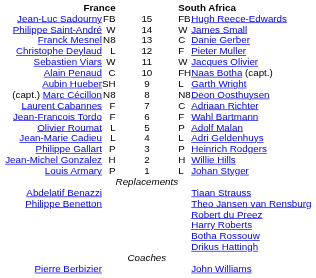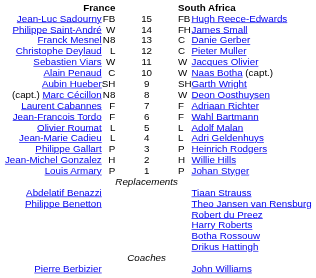(183, 29) W -> (184, 29) FH
(181, 51) F -> (181, 51) C
(185, 73) FH -> (183, 73) W
(181, 84) L -> (185, 84) SH
(184, 94) N8 -> (183, 94) W
(182, 105) C -> (181, 105) F
(181, 127) P -> (181, 127) L
(181, 171) L -> (181, 171) P
